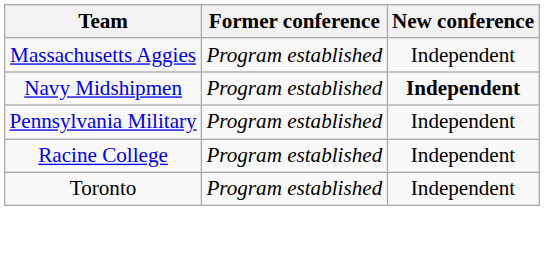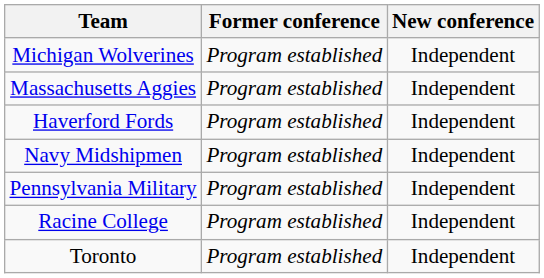+ row: (103, 54)
+ row: (103, 121)
(463, 88) bold -> (463, 155) normal
